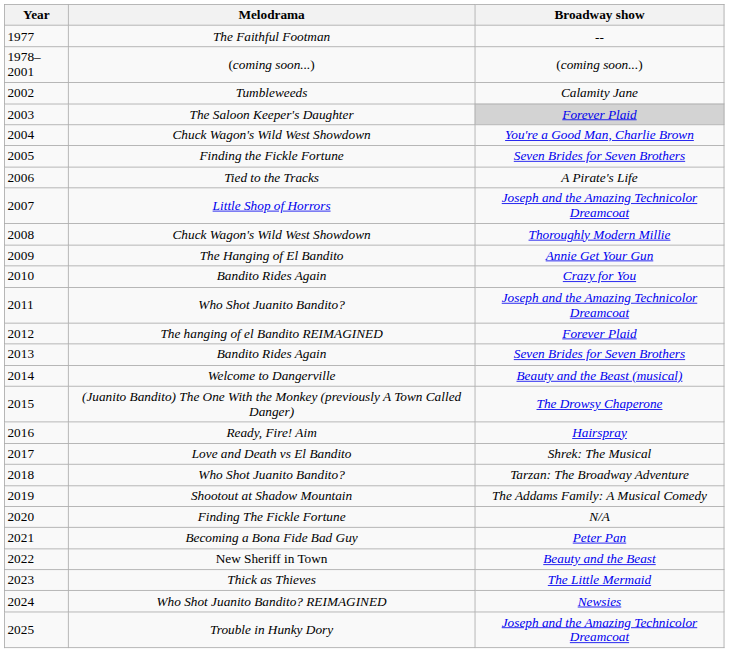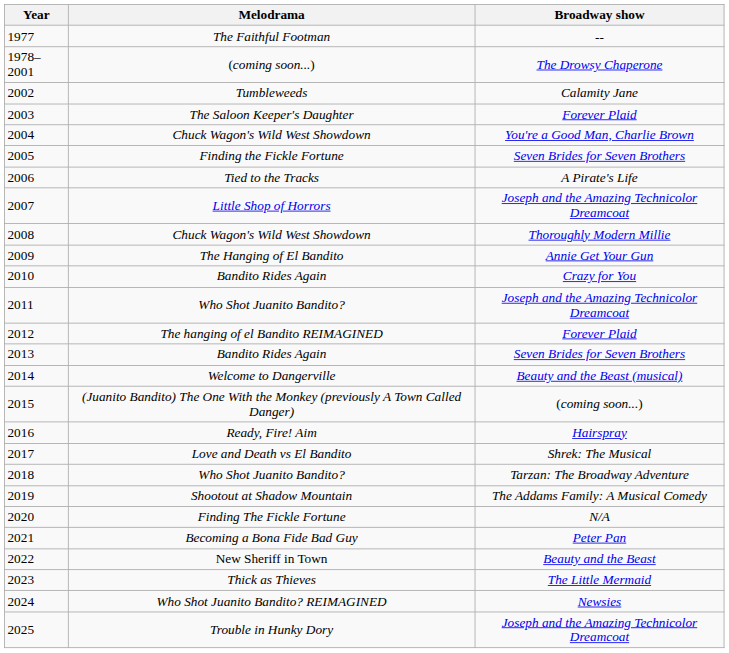(599, 64) (coming soon...) -> (599, 64) The Drowsy Chaperone
(599, 114) lightgrey background -> (599, 114) no background
(599, 404) The Drowsy Chaperone -> (599, 404) (coming soon...)
